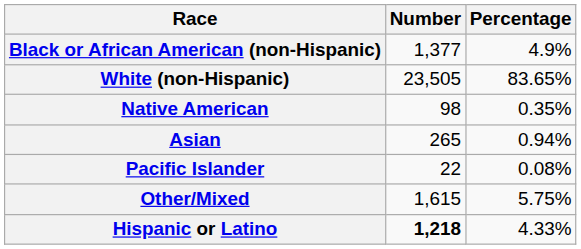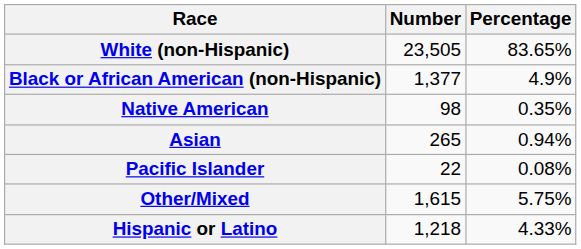rows swapped: (195, 79) <-> (195, 49)
(437, 229) bold -> (437, 229) normal
